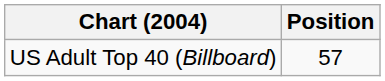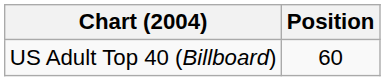(331, 57) 57 -> (331, 57) 60
